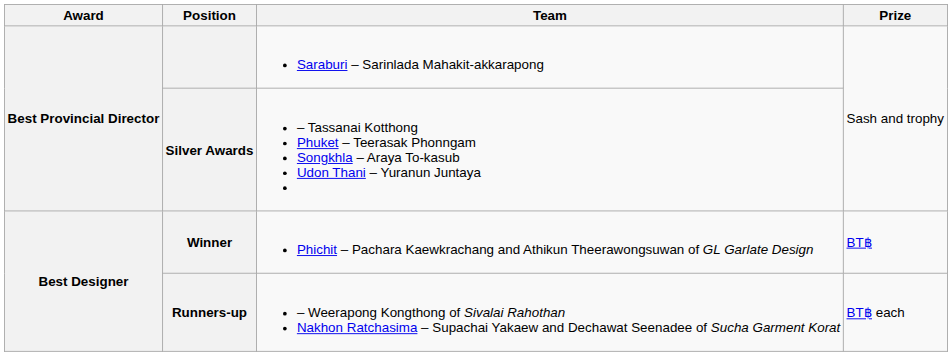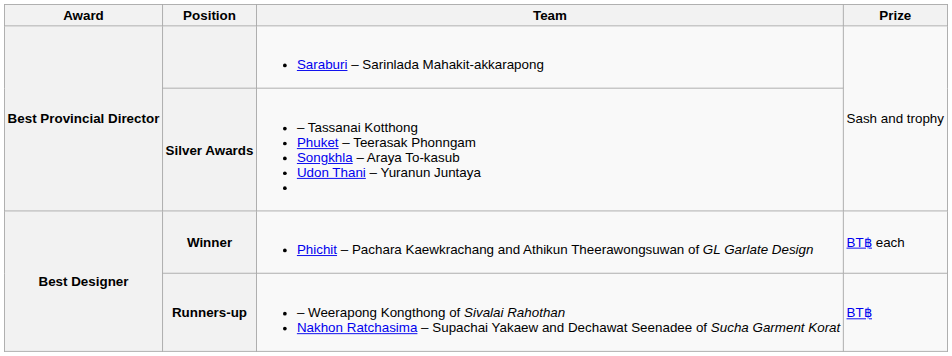(859, 243) BT฿ -> (876, 243) BT฿ each
(876, 313) BT฿ each -> (859, 313) BT฿
